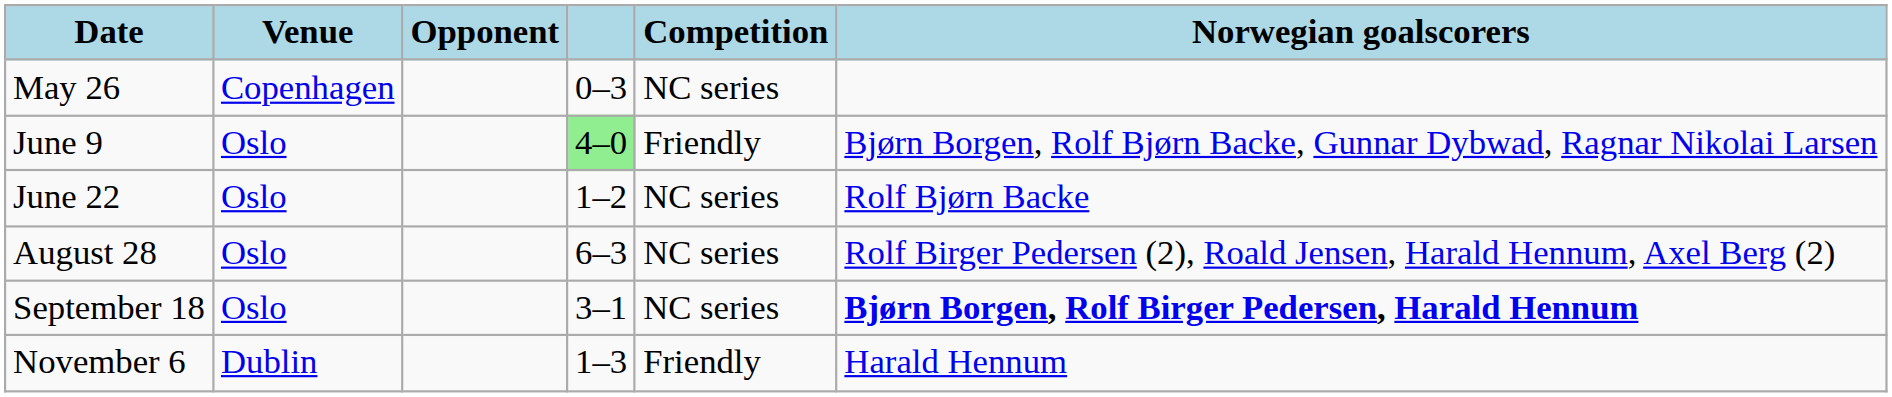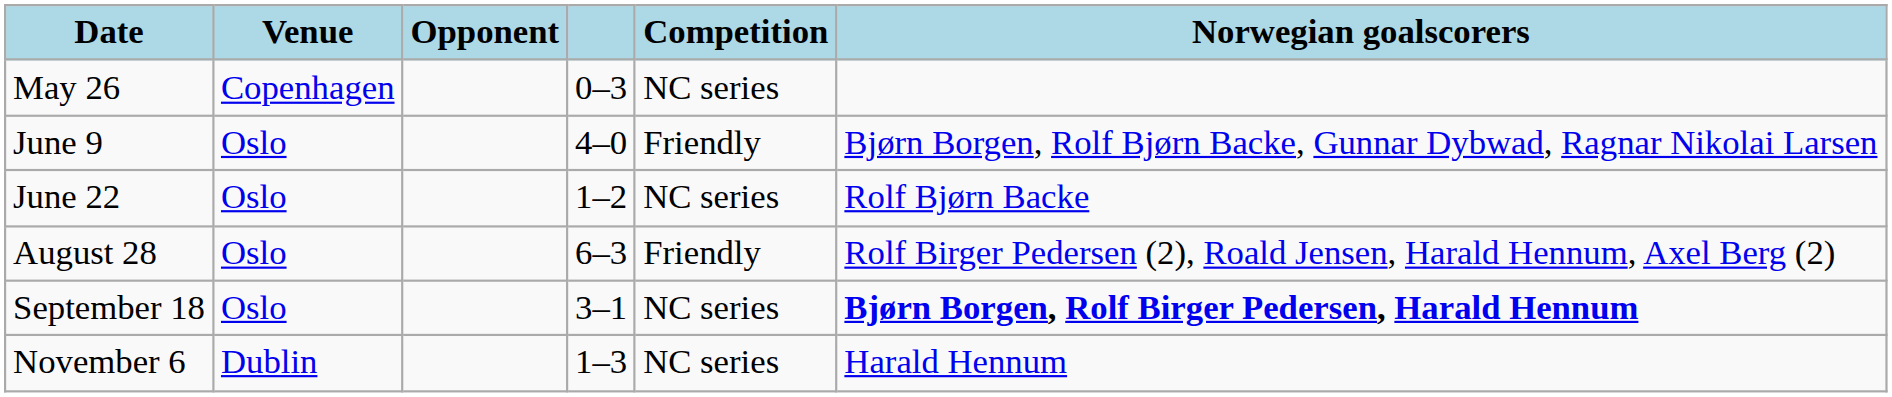(601, 142) lightgreen background -> (601, 142) no background
(711, 252) NC series -> (702, 252) Friendly
(702, 362) Friendly -> (711, 362) NC series
